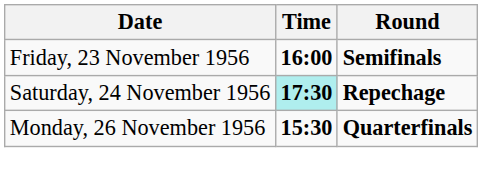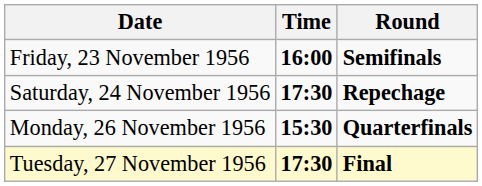(306, 92) paleturquoise background -> (306, 92) no background
+ row: (138, 163)
